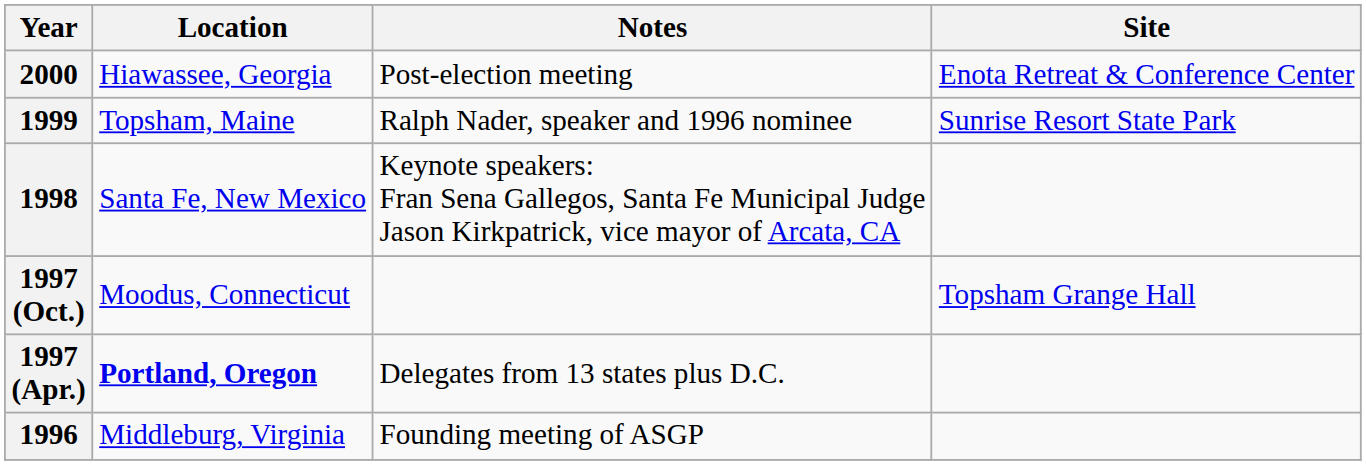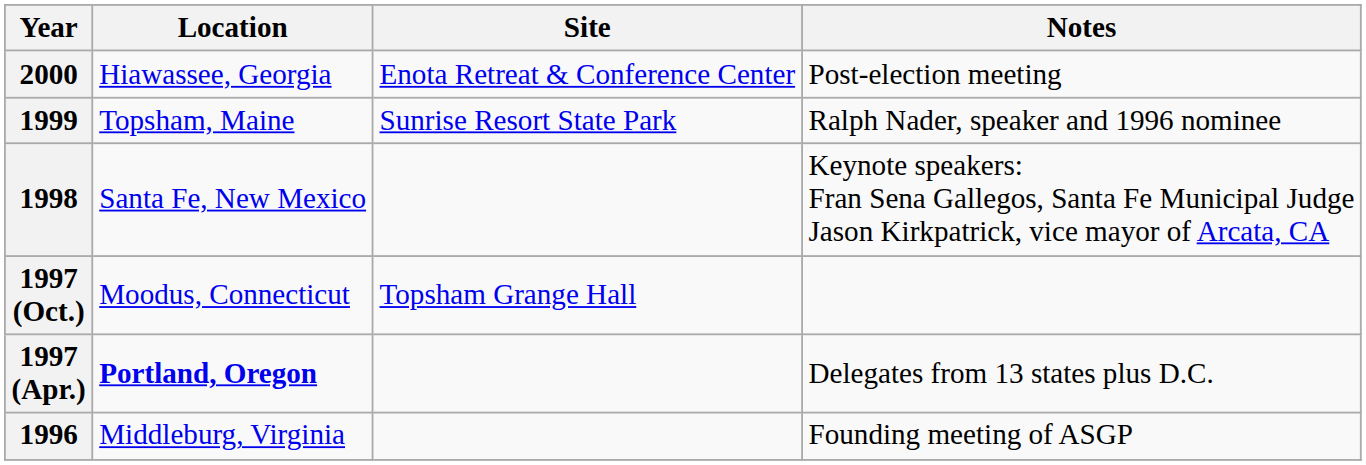columns swapped: (1147, 27) <-> (652, 27)
